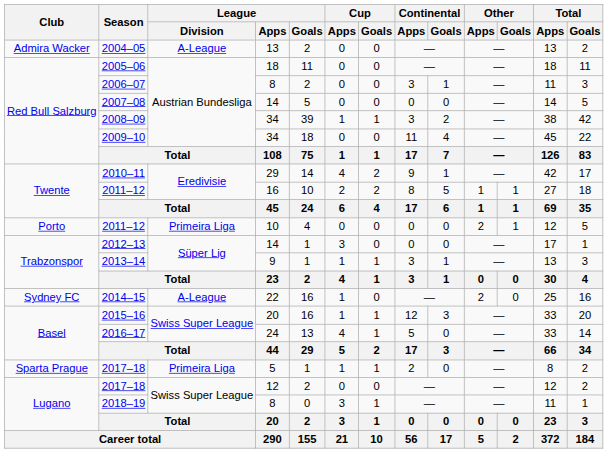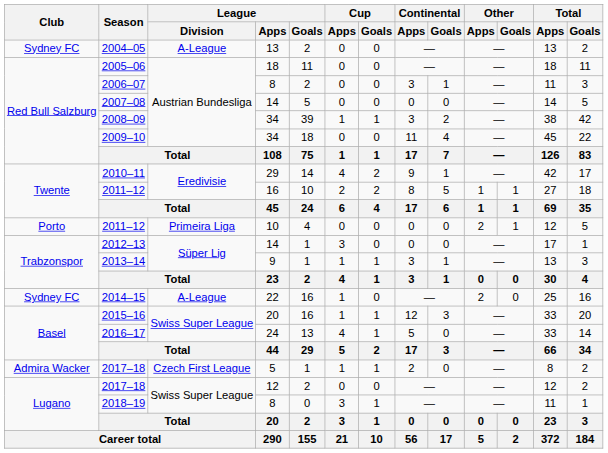(52, 48) Admira Wacker -> (52, 48) Sydney FC
(52, 368) Sparta Prague -> (52, 368) Admira Wacker
(202, 368) Primeira Liga -> (202, 368) Czech First League
